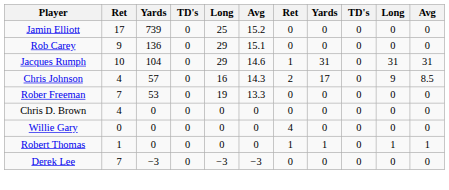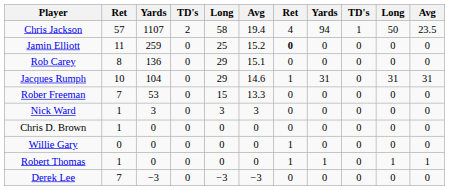+ row: (53, 29)
(119, 29) 17 -> (119, 45) 11
(153, 29) 739 -> (153, 45) 259
(290, 29) normal -> (290, 45) bold
(119, 45) 9 -> (119, 62) 8
- row: (53, 78)
(222, 95) 19 -> (222, 95) 15
+ row: (53, 111)
(119, 111) 4 -> (119, 128) 1
(290, 128) 4 -> (290, 144) 1
